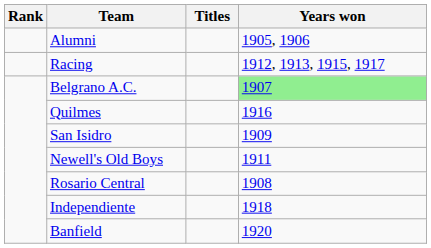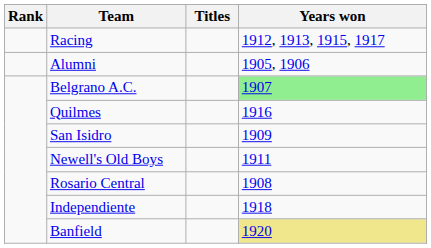rows swapped: (71, 64) <-> (73, 40)
(257, 231) no background -> (257, 231) khaki background
